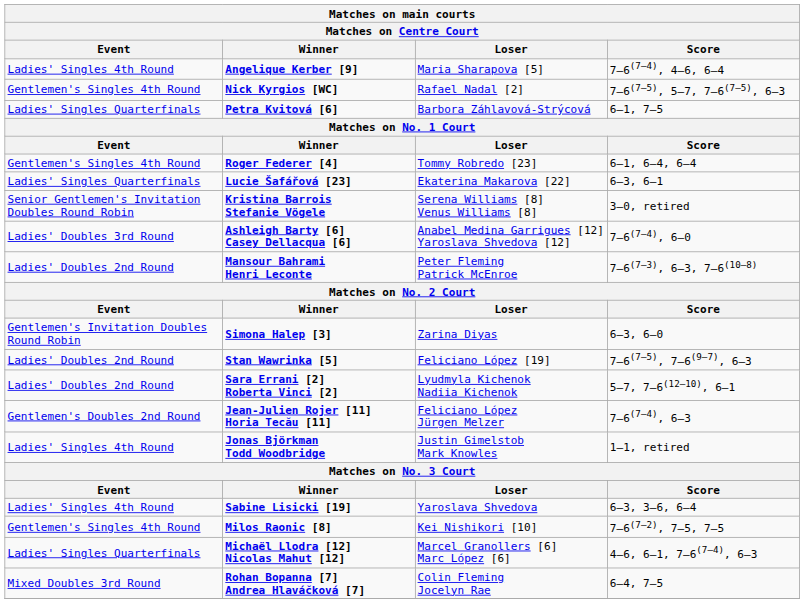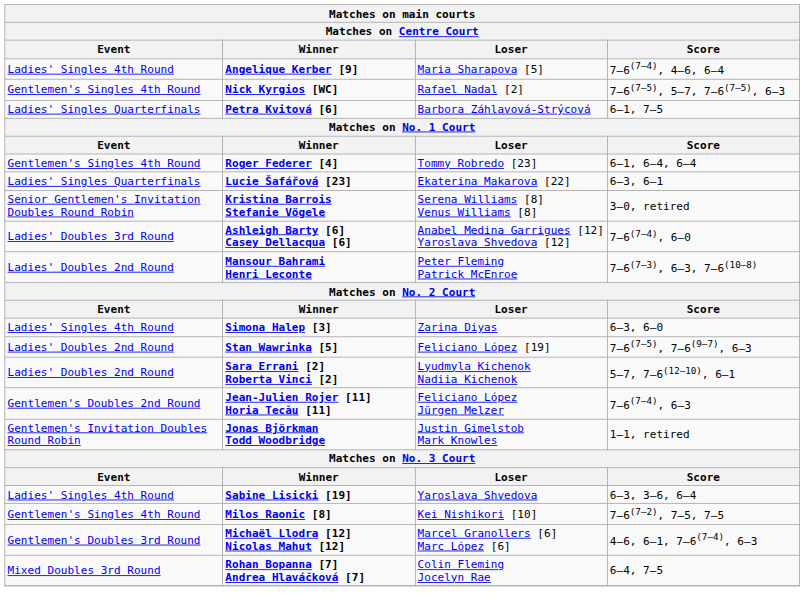(107, 334) Gentlemen's Invitation Doubles Round Robin -> (91, 327) Ladies' Singles 4th Round
(91, 447) Ladies' Singles 4th Round -> (107, 434) Gentlemen's Invitation Doubles Round Robin
(104, 553) Ladies' Singles Quarterfinals -> (104, 540) Gentlemen's Doubles 3rd Round
